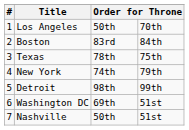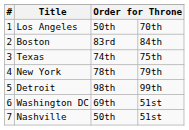(104, 57) 78th -> (104, 57) 74th
(104, 72) 74th -> (104, 72) 78th
